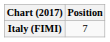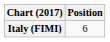(85, 28) 7 -> (85, 28) 6
